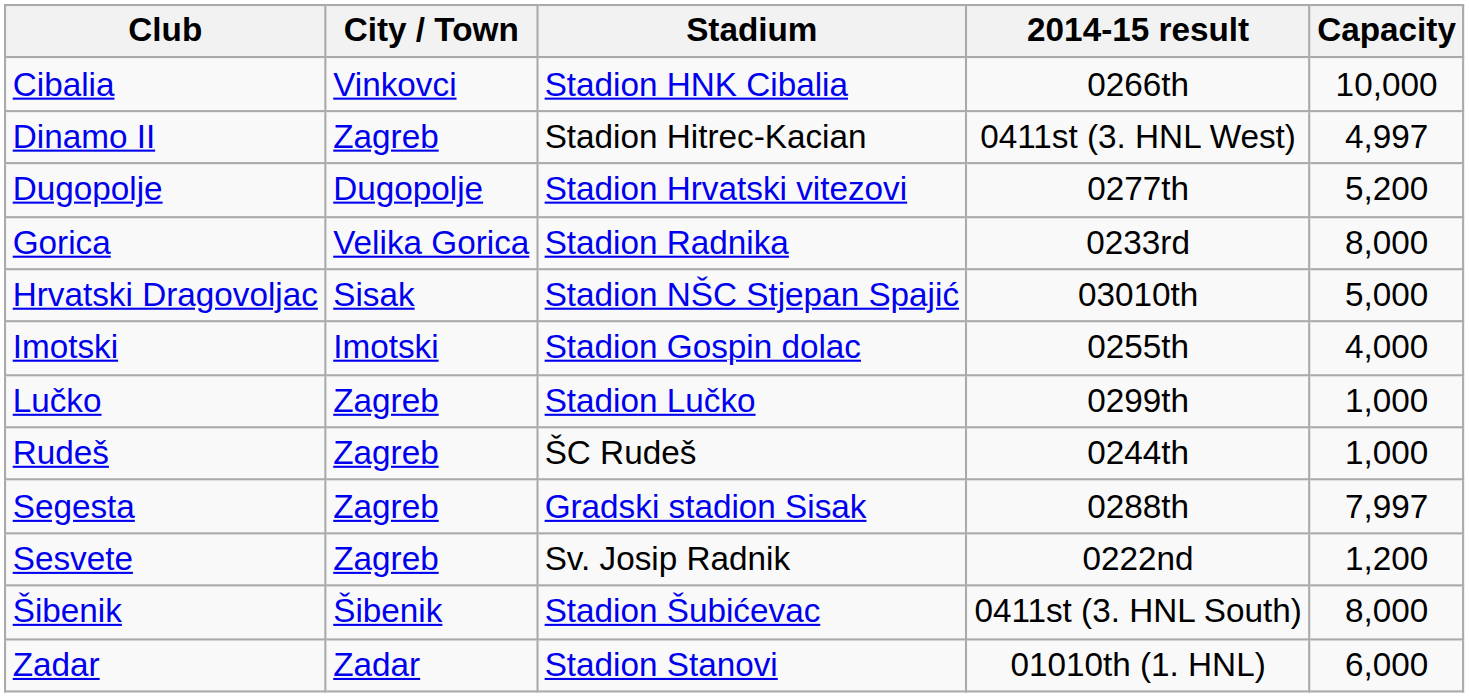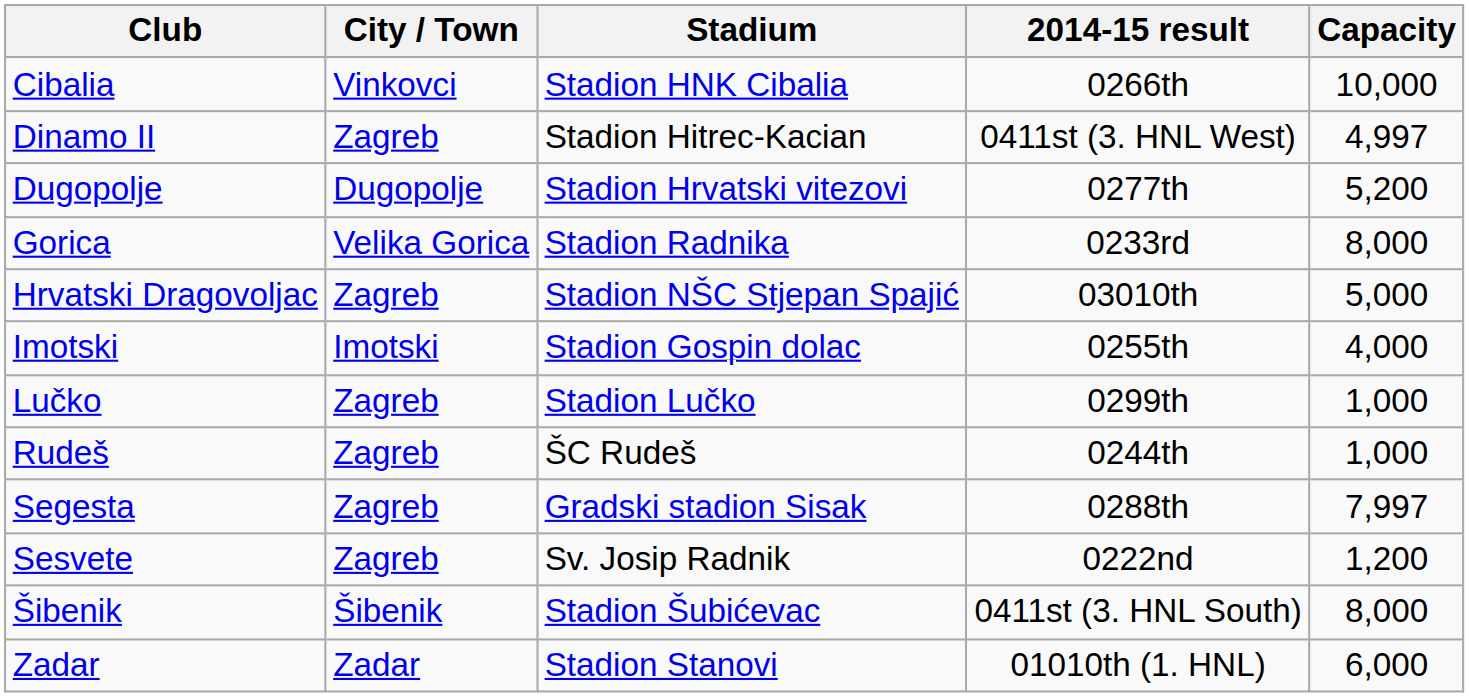(374, 294) Sisak -> (386, 294) Zagreb
